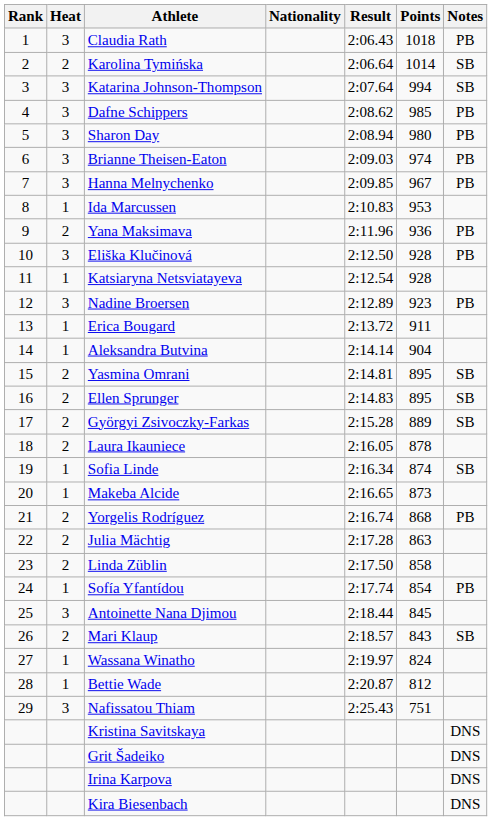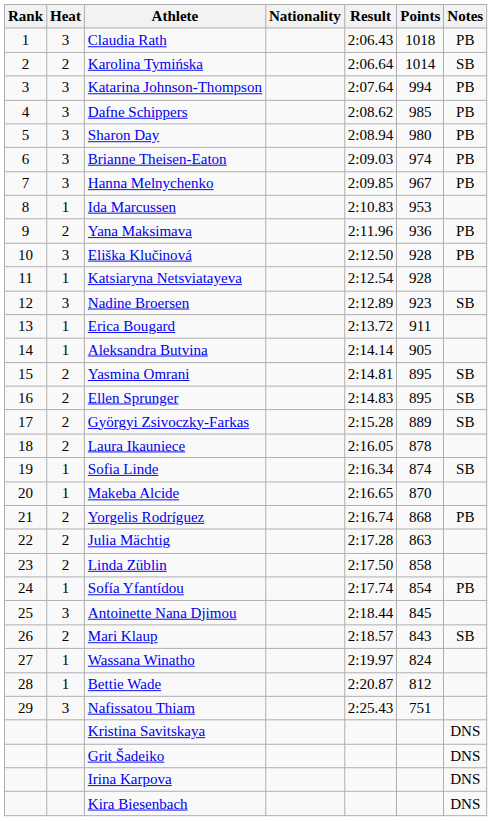(465, 87) SB -> (465, 87) PB
(465, 302) PB -> (465, 302) SB
(420, 350) 904 -> (420, 350) 905
(420, 493) 873 -> (420, 493) 870
